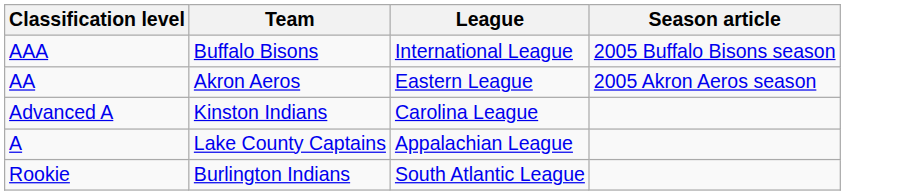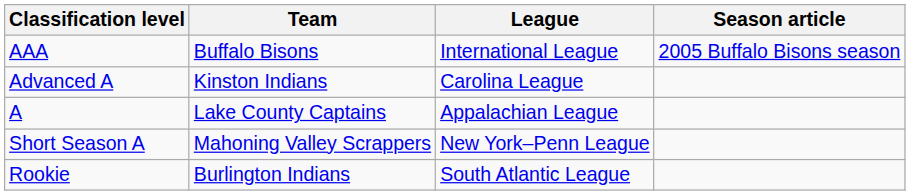- row: (22, 81)
+ row: (77, 143)
